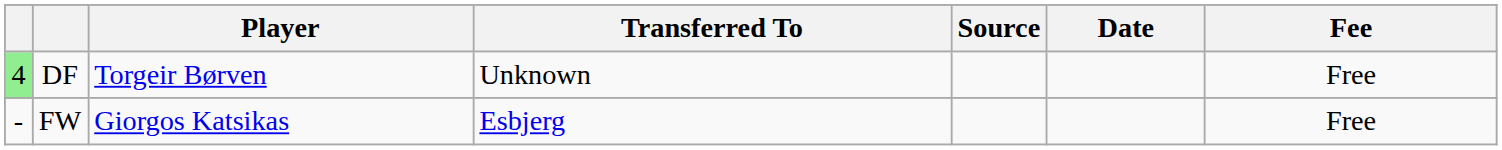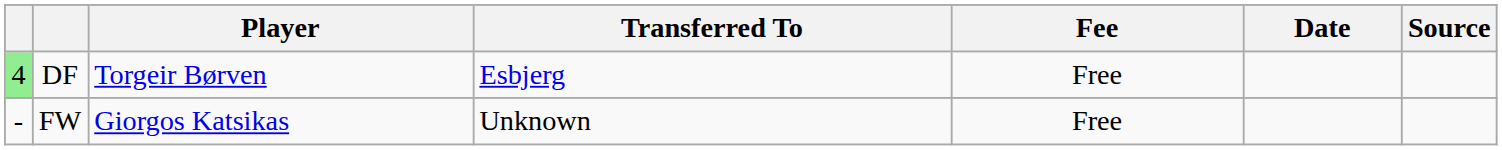columns swapped: (1351, 27) <-> (999, 27)
(535, 74) Unknown -> (522, 74) Esbjerg
(522, 121) Esbjerg -> (535, 121) Unknown
